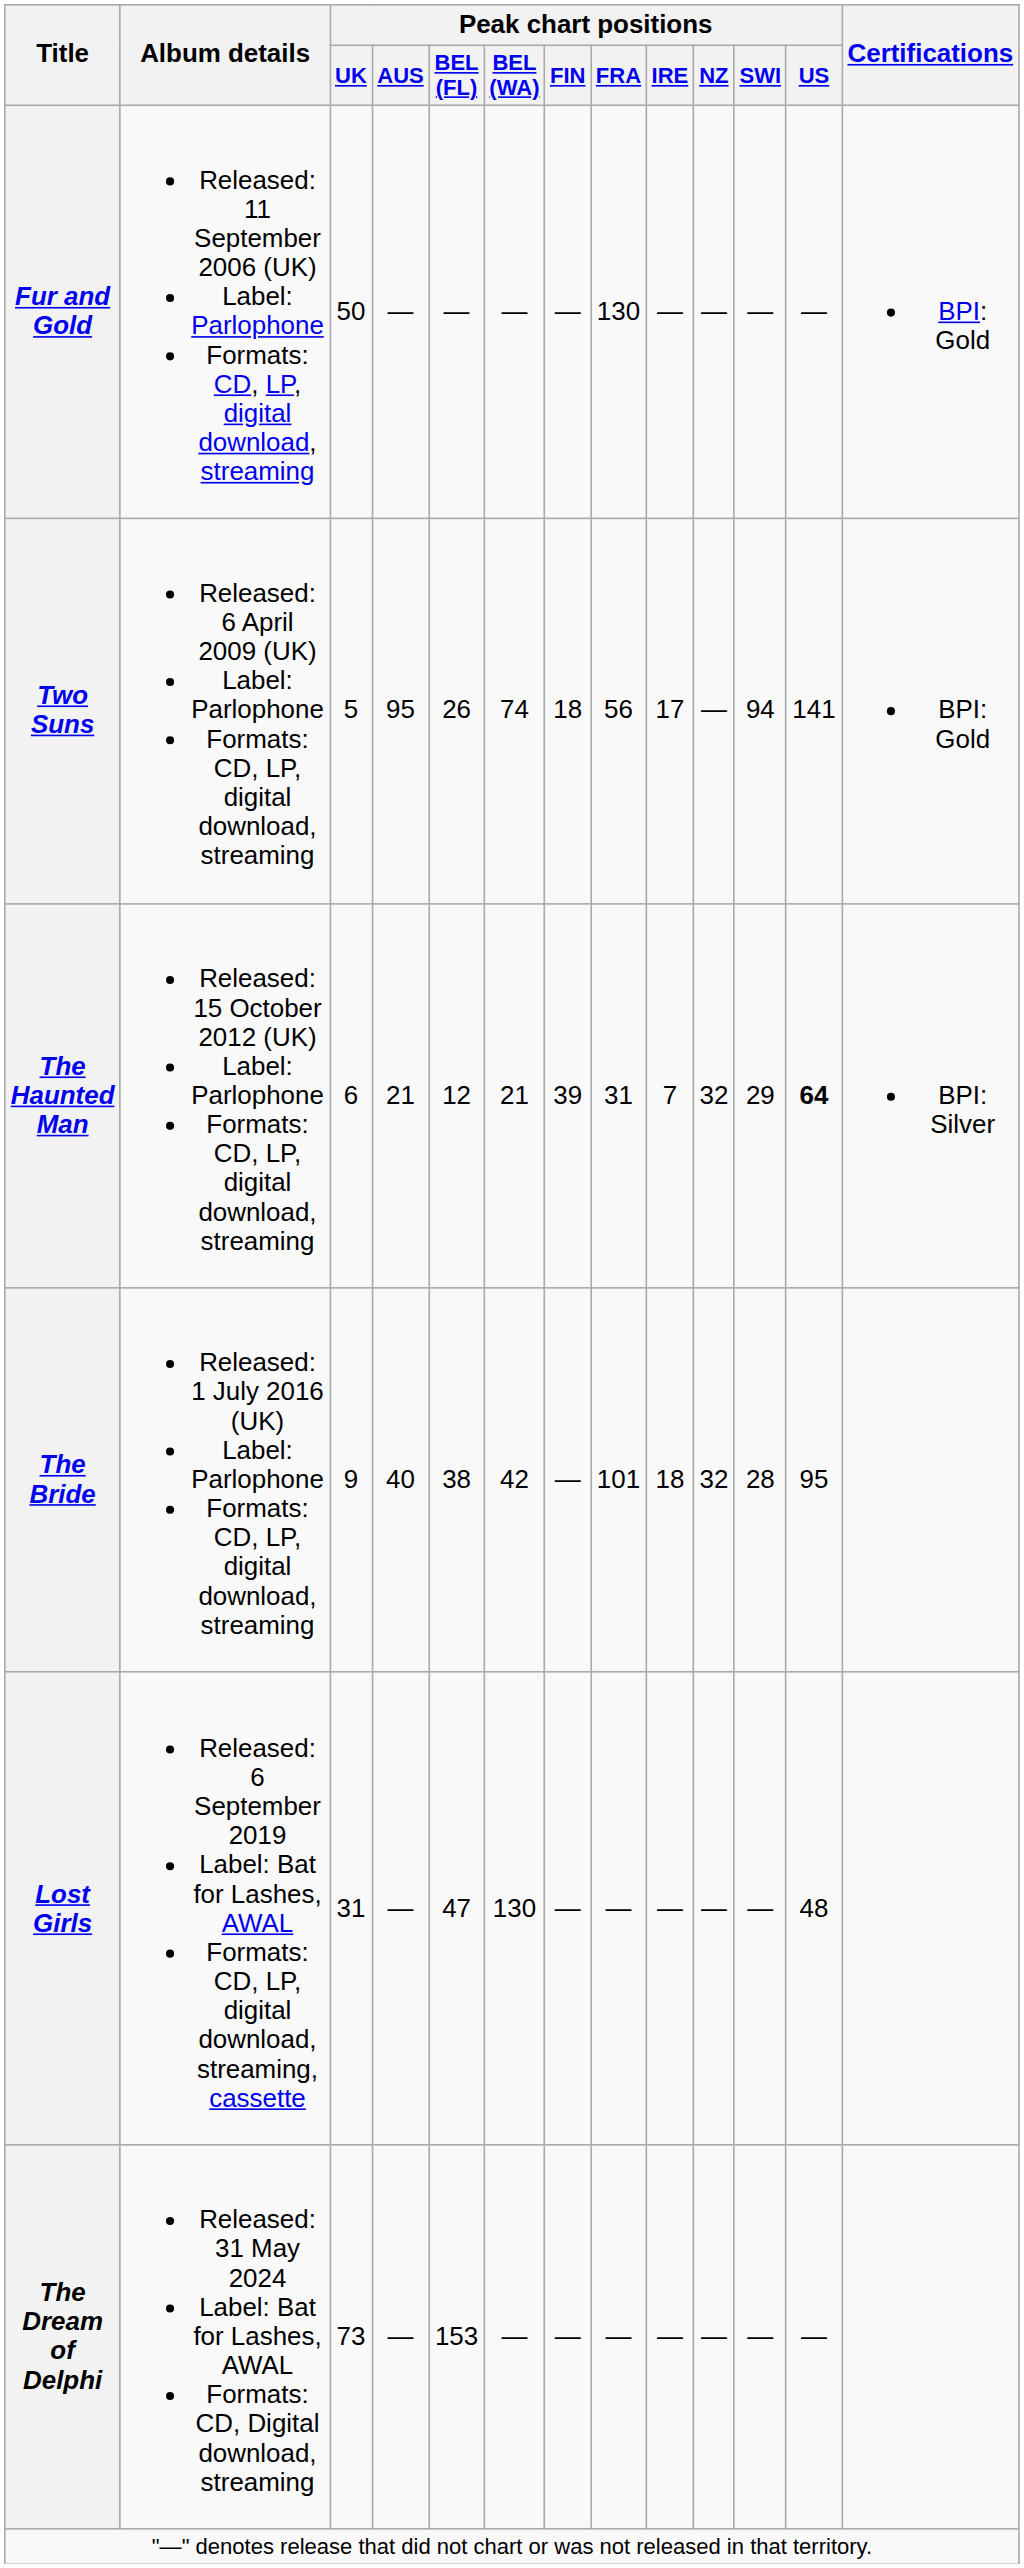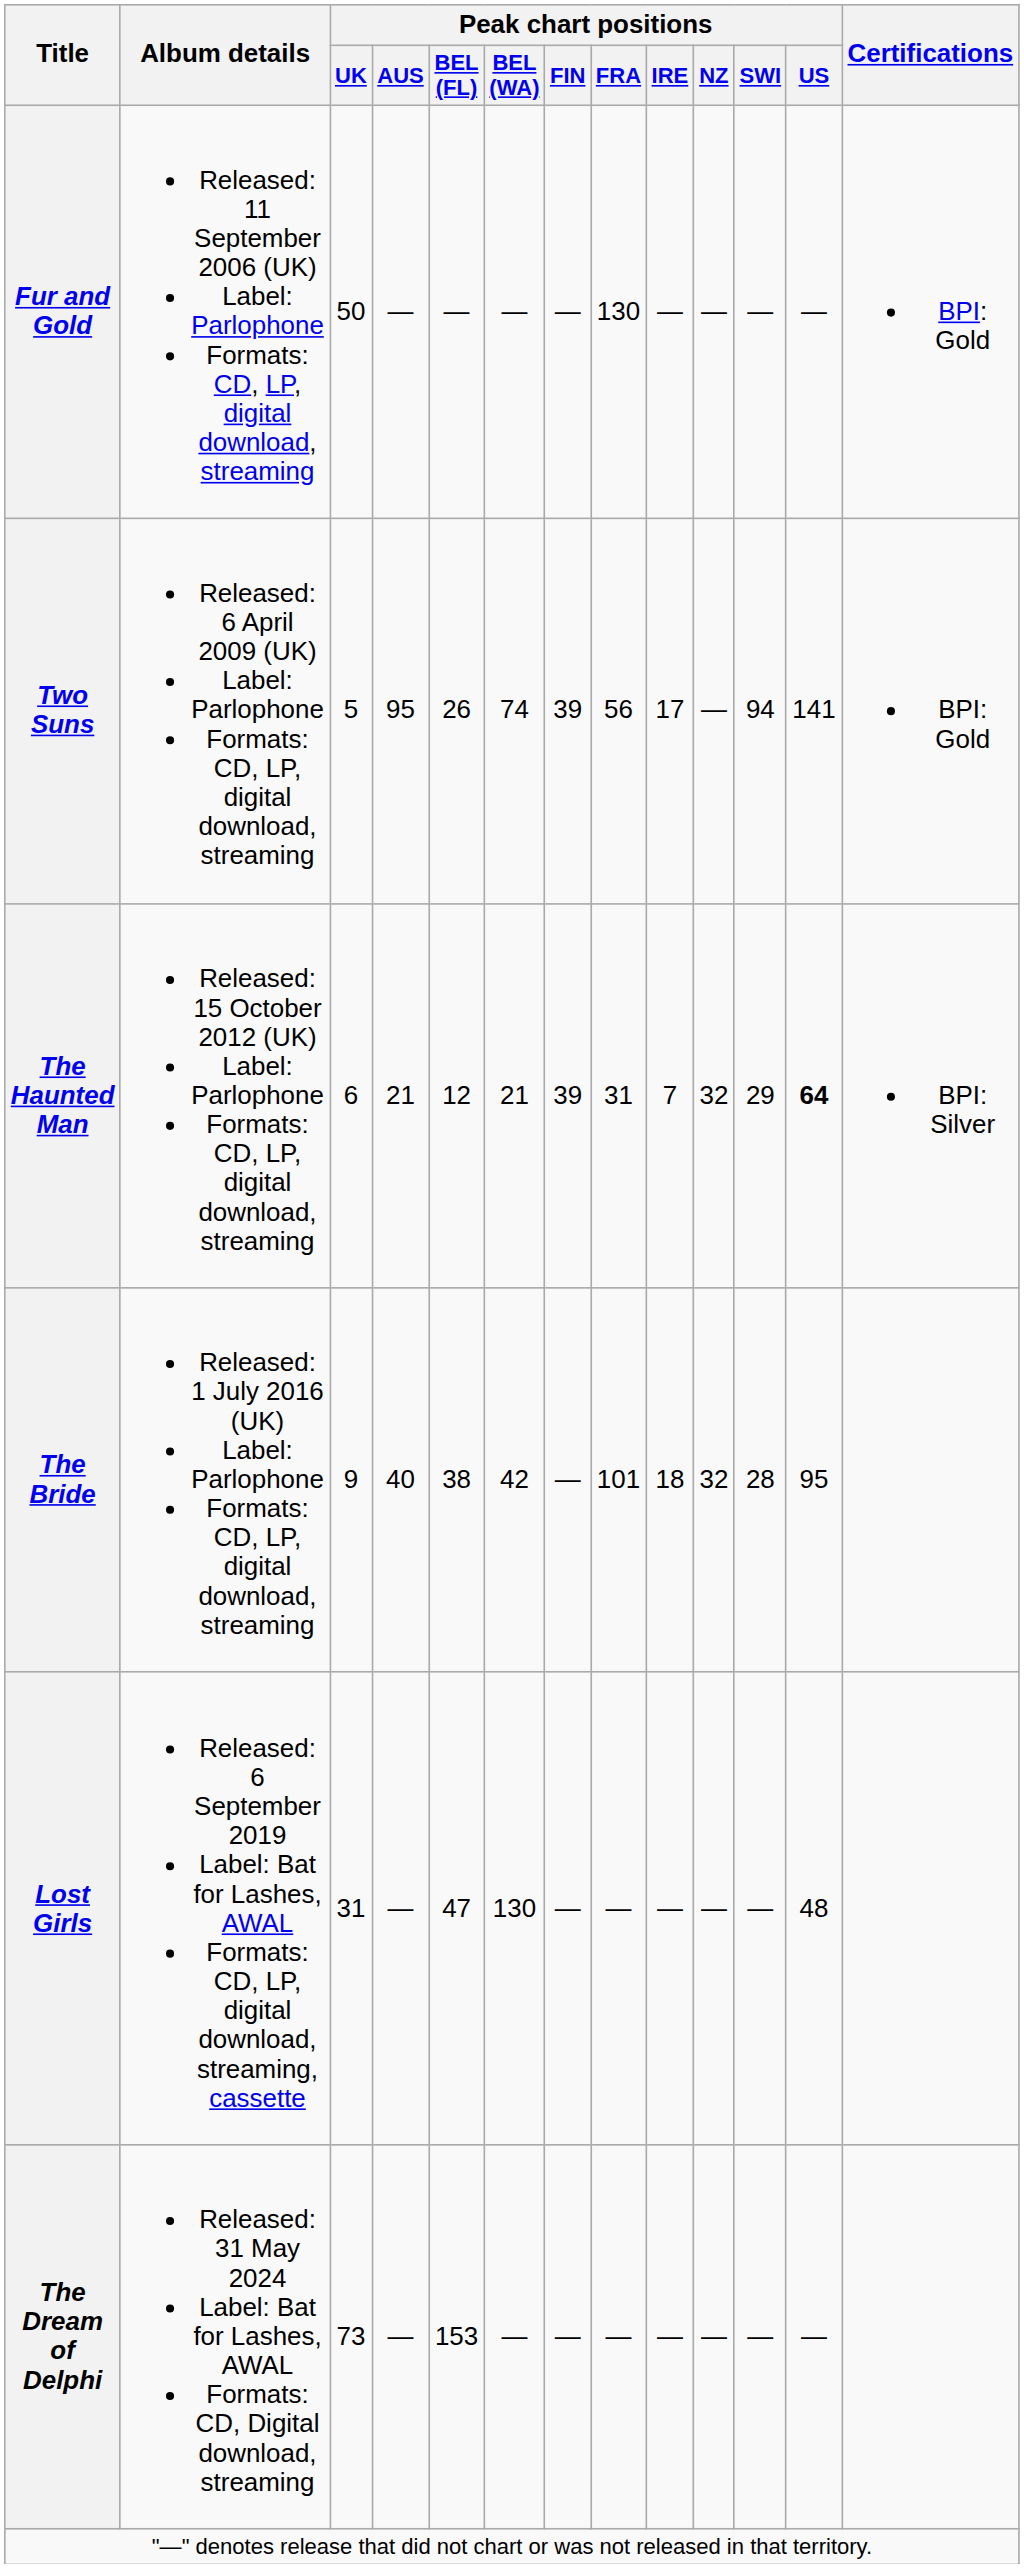(568, 710) 18 -> (568, 710) 39
